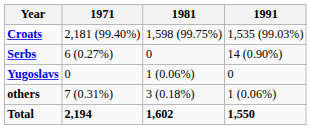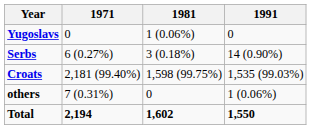rows swapped: (25, 34) <-> (33, 74)
(149, 54) 0 -> (170, 54) 3 (0.18%)
(170, 94) 3 (0.18%) -> (149, 94) 0
